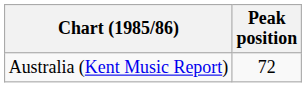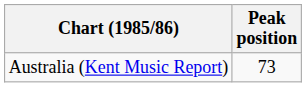(267, 67) 72 -> (267, 67) 73
